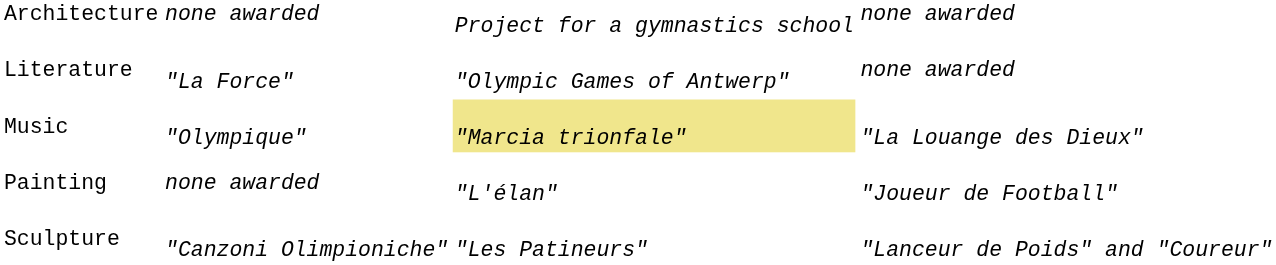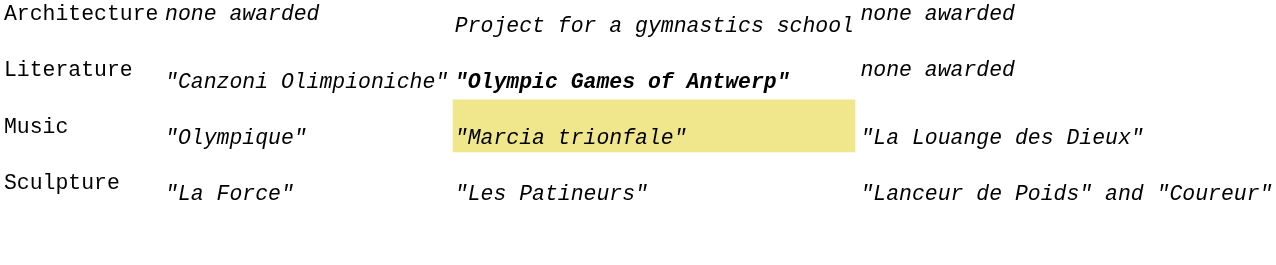(229, 82) "La Force" -> (307, 82) "Canzoni Olimpioniche"
(622, 82) normal -> (622, 82) bold
- row: (55, 182)
(307, 250) "Canzoni Olimpioniche" -> (229, 194) "La Force"
